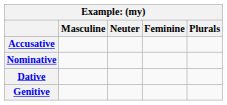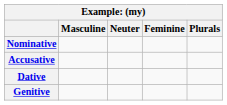rows swapped: (32, 60) <-> (32, 44)
